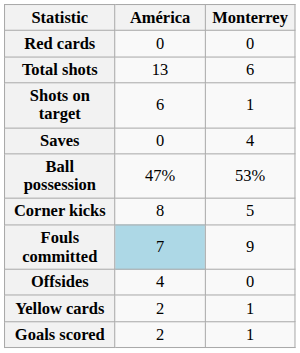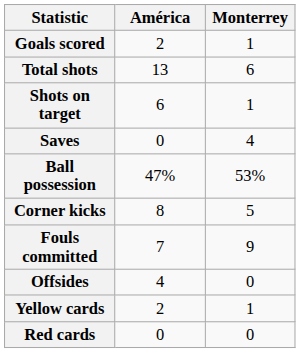rows swapped: (60, 334) <-> (60, 43)
(160, 246) lightblue background -> (160, 246) no background
